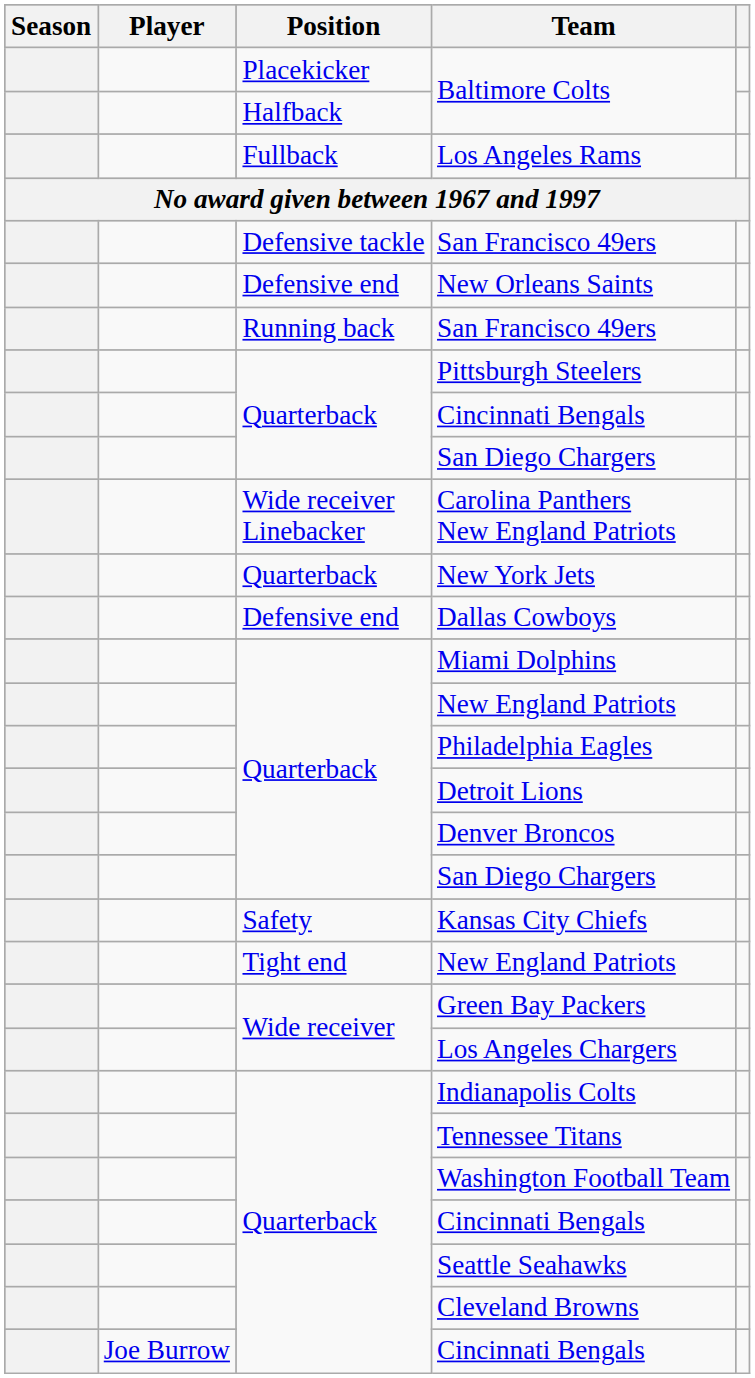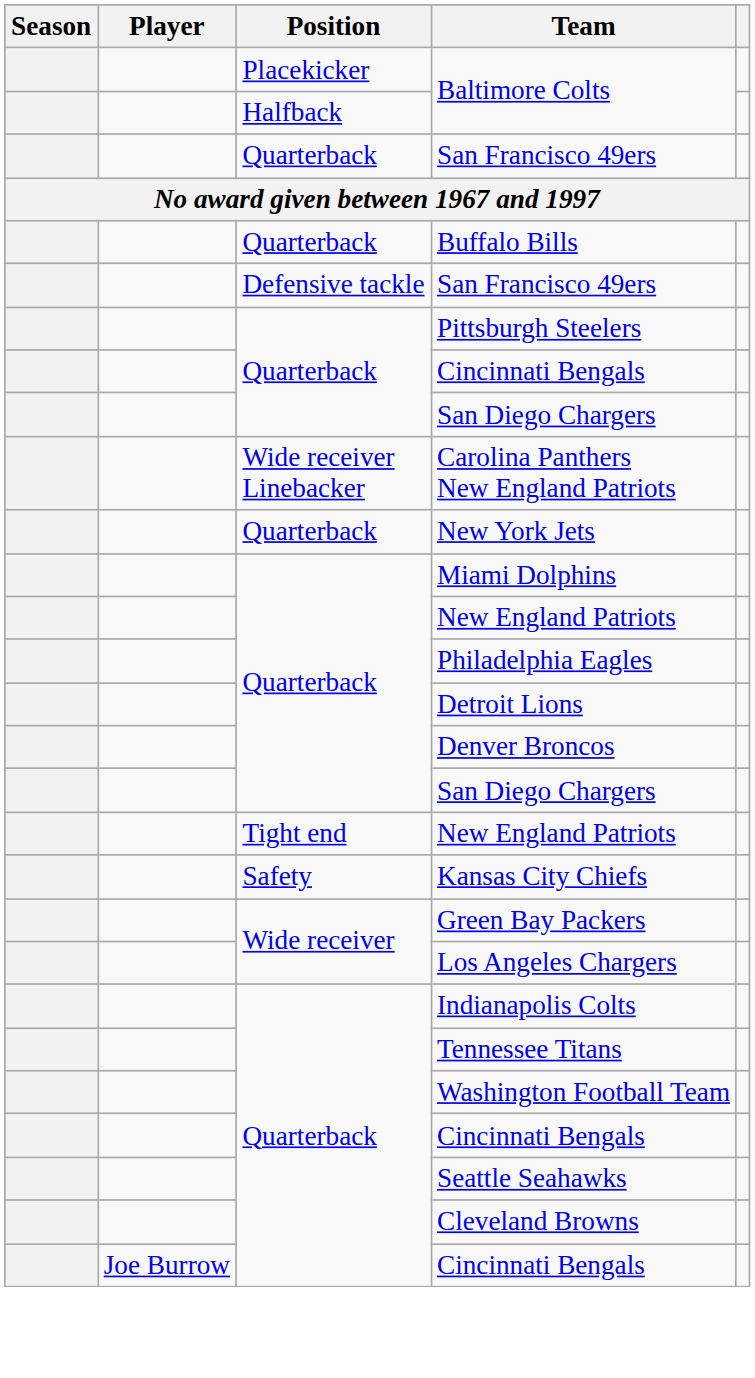+ row: (310, 155)
- row: (290, 155)
+ row: (310, 241)
- row: (321, 284)
- row: (318, 328)
- row: (321, 617)
rows swapped: (295, 962) <-> (277, 919)
